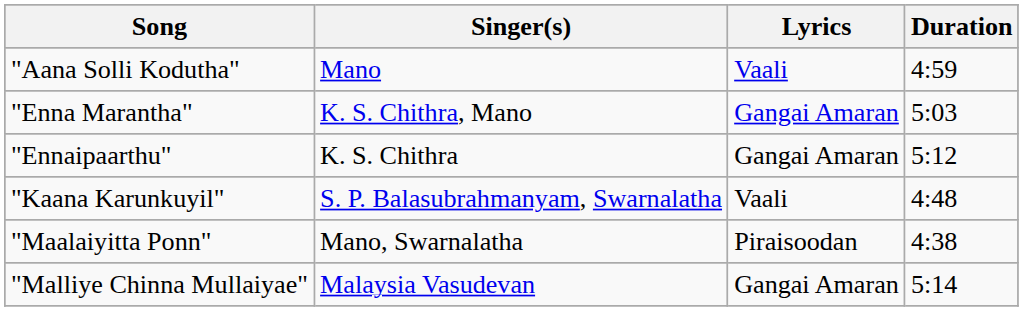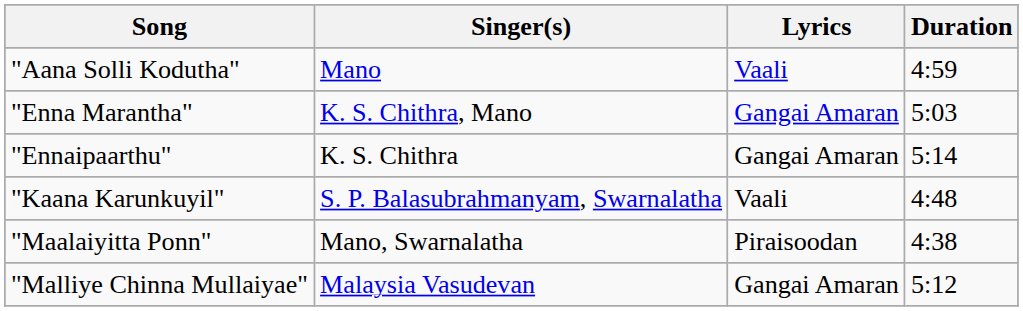(934, 155) 5:12 -> (934, 155) 5:14
(934, 284) 5:14 -> (934, 284) 5:12
